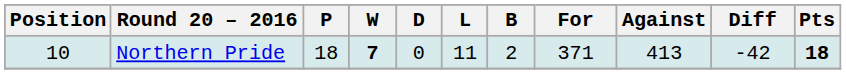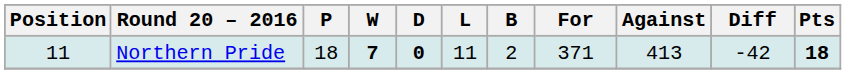(58, 52) 10 -> (58, 52) 11
(419, 52) normal -> (419, 52) bold
